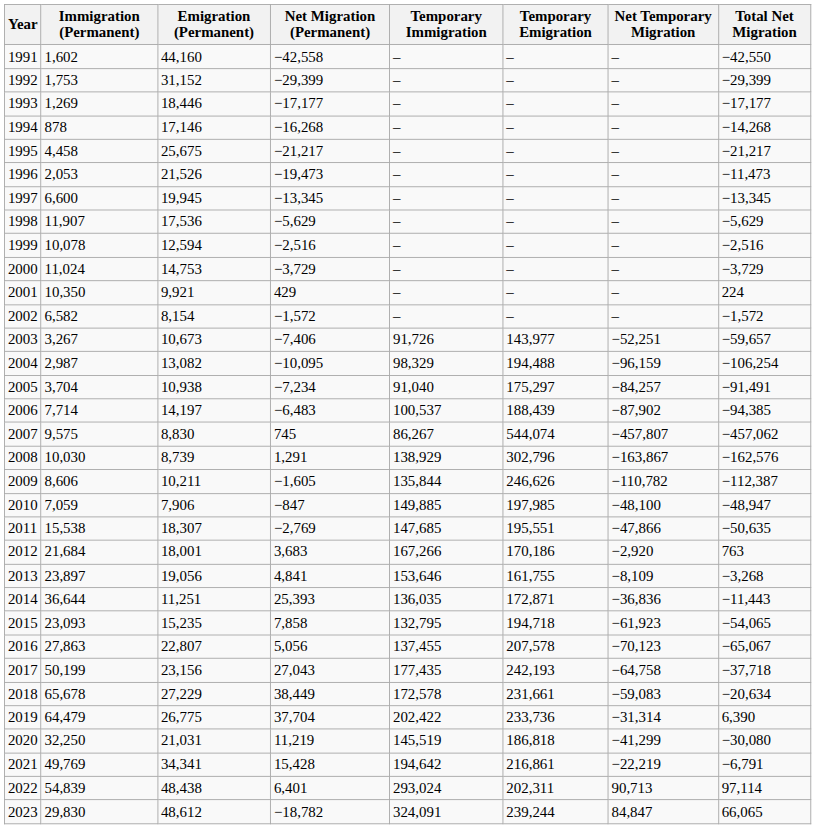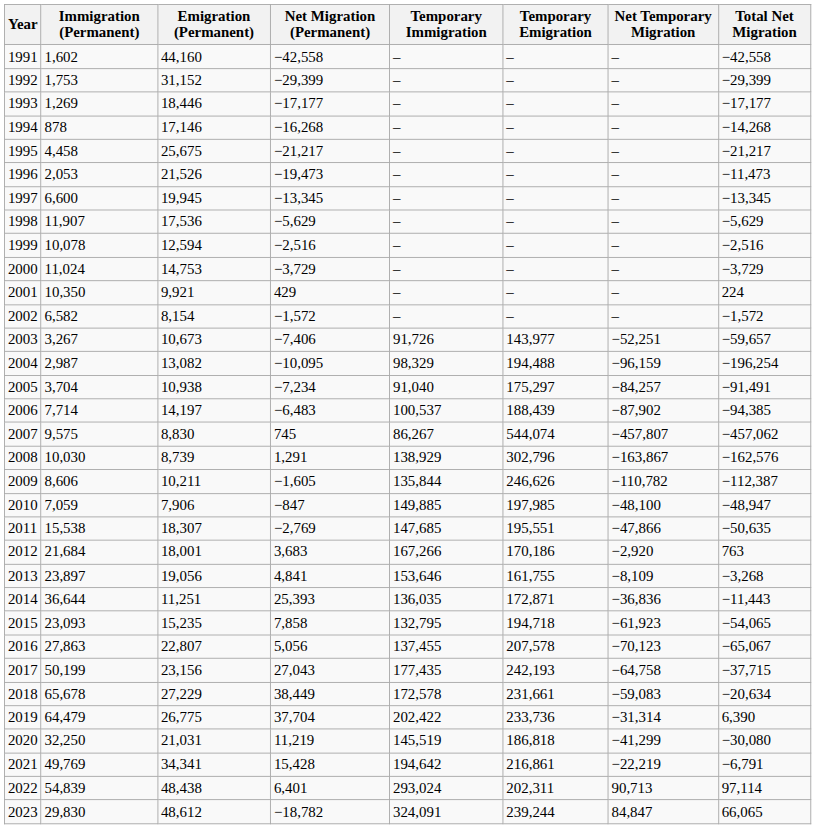(746, 56) −42,550 -> (746, 56) −42,558
(750, 363) −106,254 -> (750, 363) −196,254
(746, 670) −37,718 -> (746, 670) −37,715
